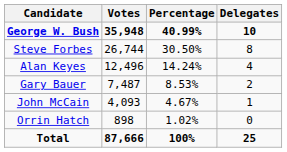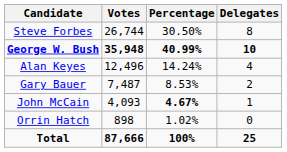rows swapped: (53, 31) <-> (53, 49)
(182, 102) normal -> (182, 102) bold
